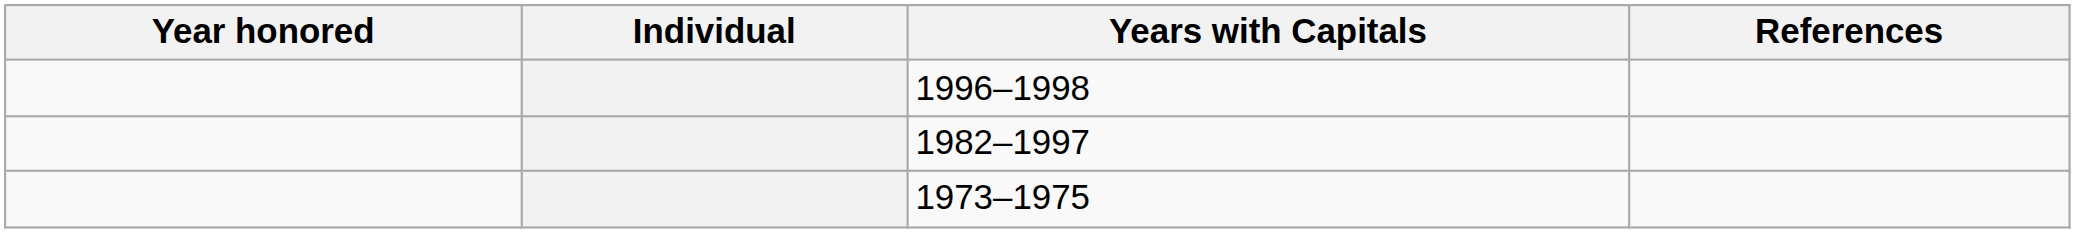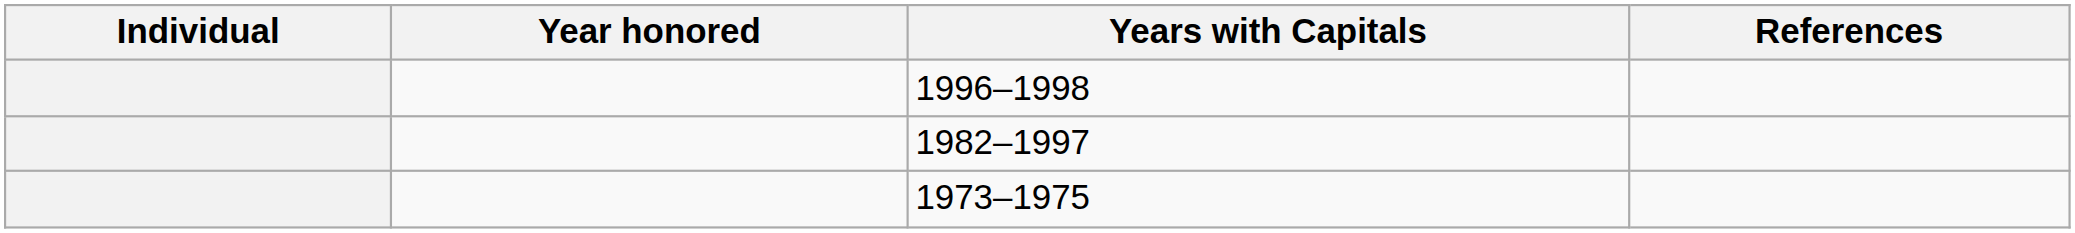columns swapped: (714, 32) <-> (263, 32)
